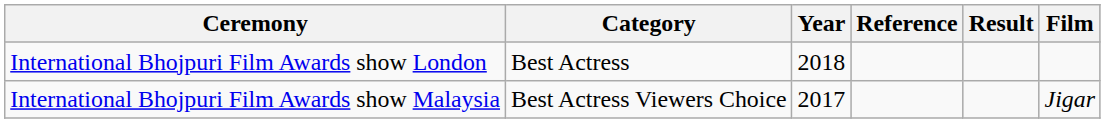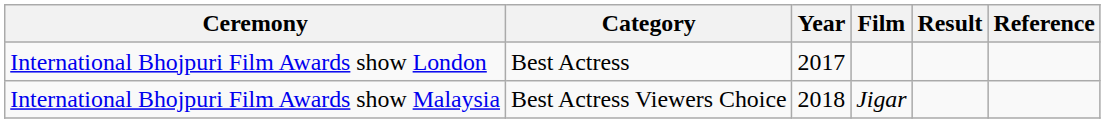columns swapped: (1070, 23) <-> (907, 23)
(821, 61) 2018 -> (821, 61) 2017
(821, 99) 2017 -> (821, 99) 2018
